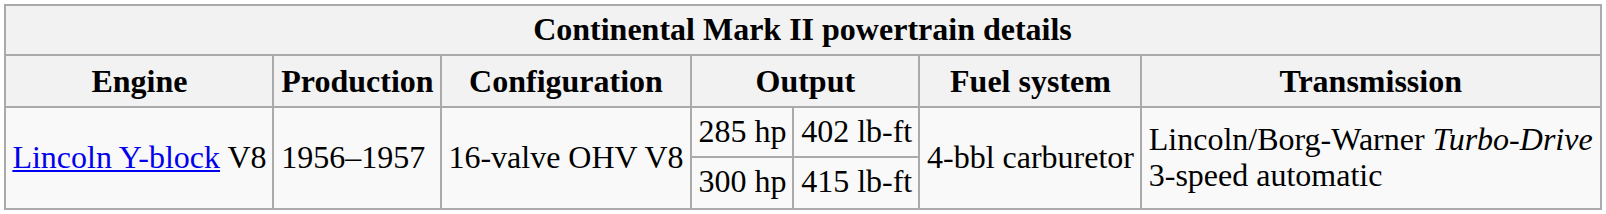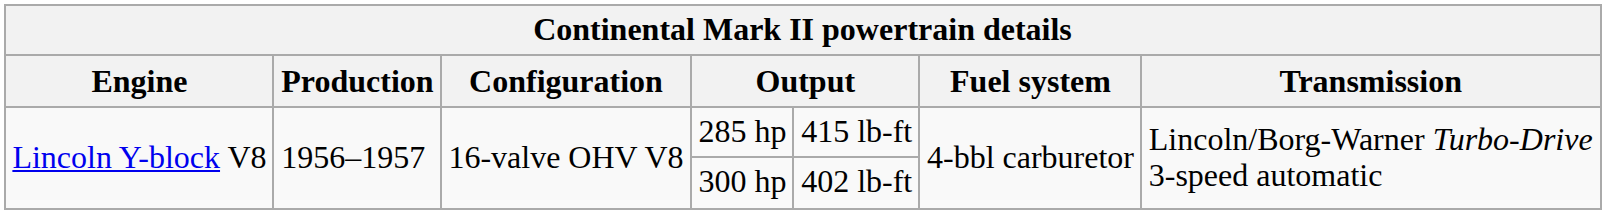(857, 131) 402 lb-ft -> (857, 131) 415 lb-ft
(857, 182) 415 lb-ft -> (857, 182) 402 lb-ft
